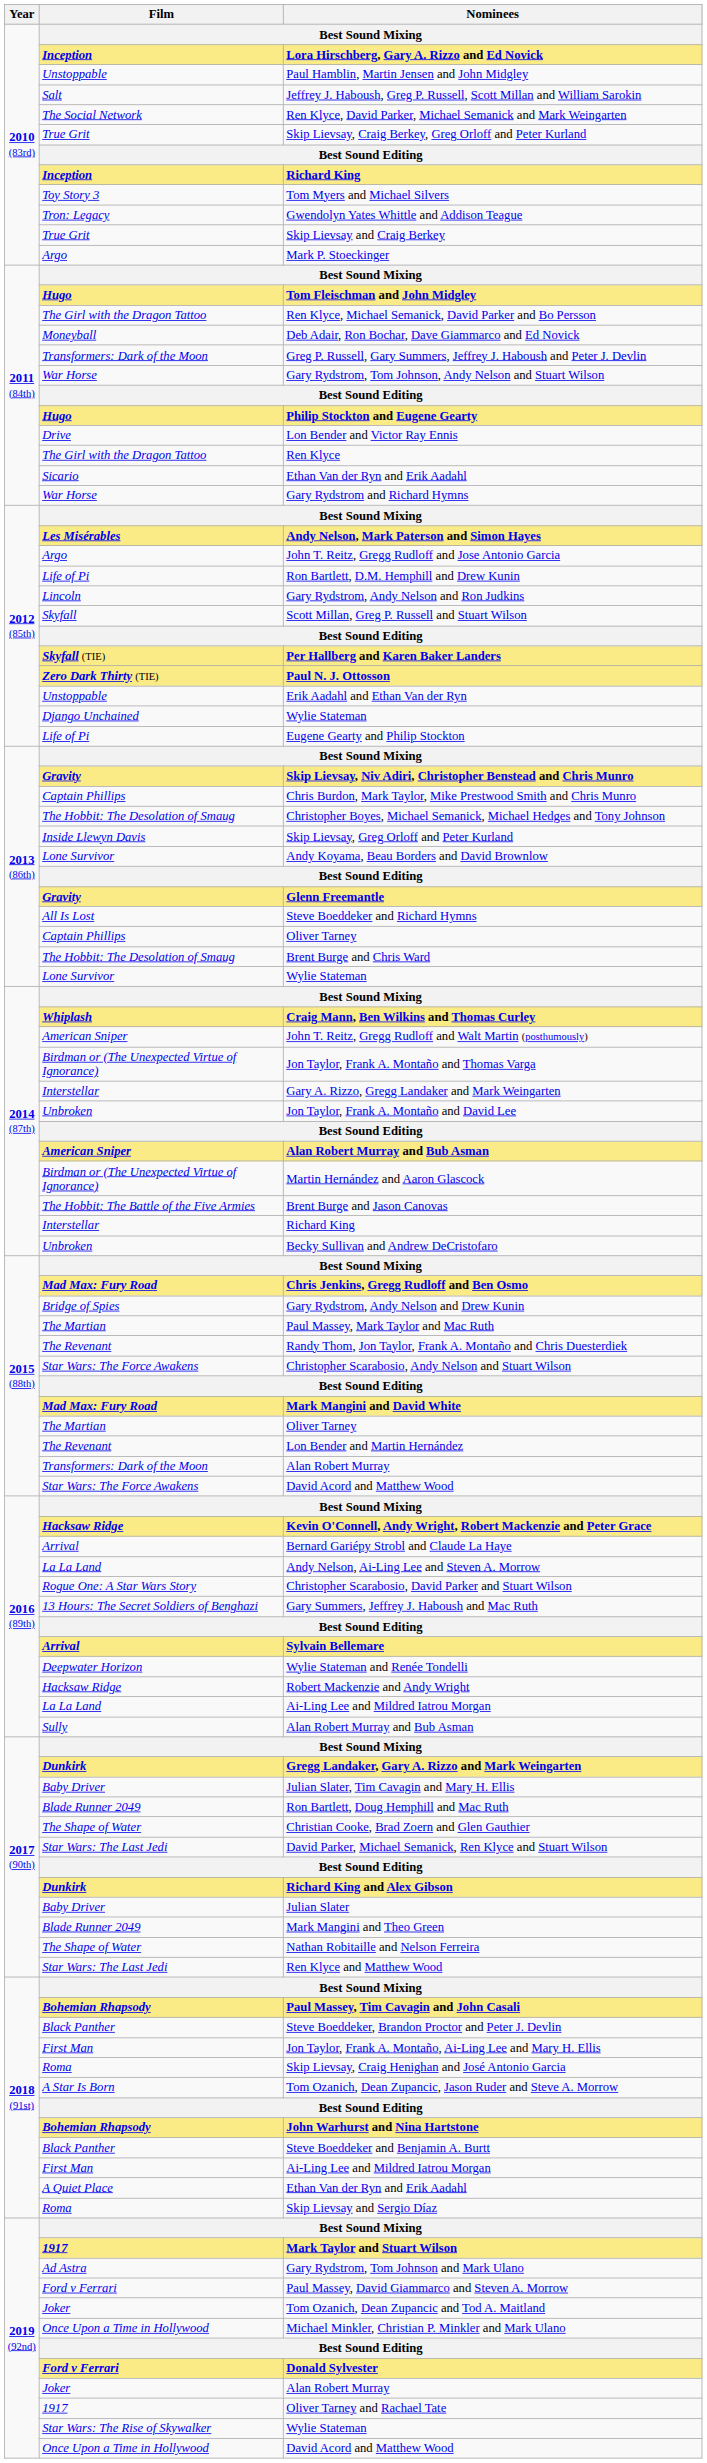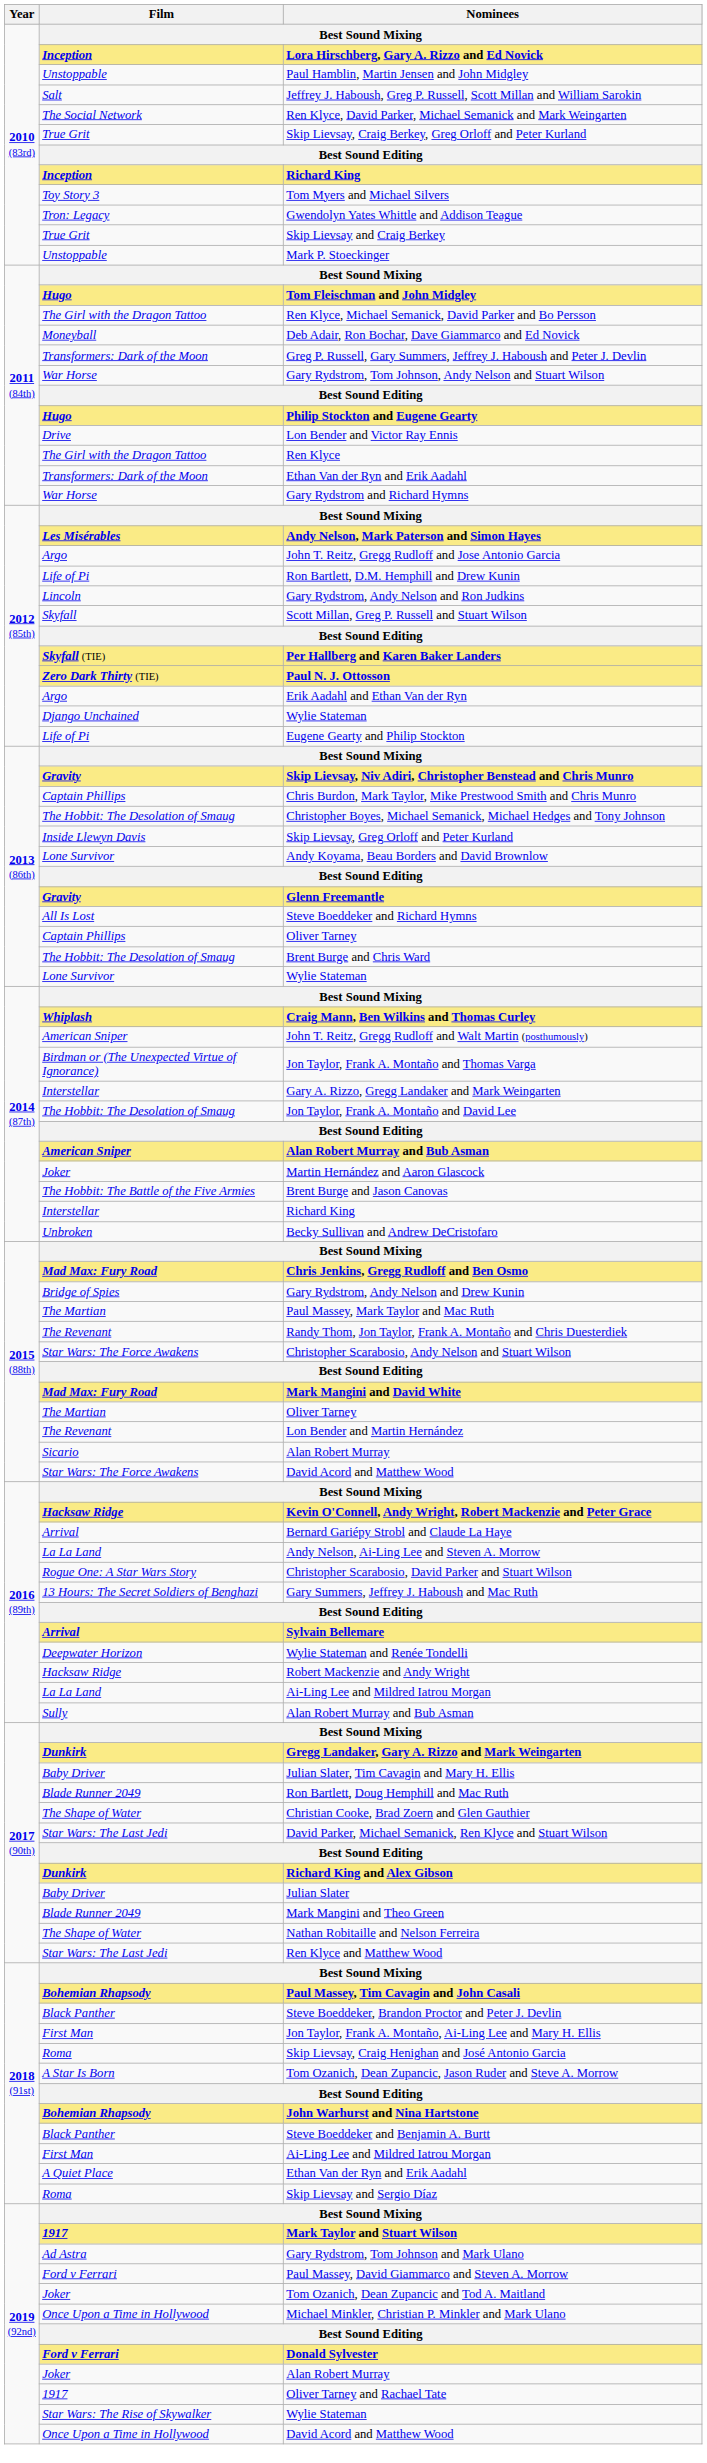(55, 255) Argo -> (74, 255) Unstoppable
(60, 475) Sicario -> (125, 475) Transformers: Dark of the Moon
(74, 696) Unstoppable -> (55, 696) Argo
(67, 1111) Unbroken -> (139, 1111) The Hobbit: The Desolation of Smaug
(139, 1178) Birdman or (The Unexpected Virtue of Ignorance) -> (56, 1171) Joker
(125, 1466) Transformers: Dark of the Moon -> (60, 1452) Sicario
